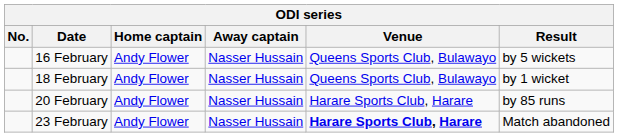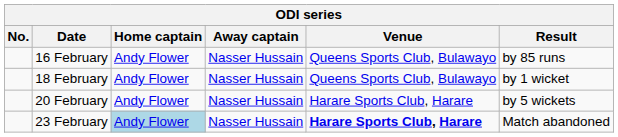(539, 57) by 5 wickets -> (534, 57) by 85 runs
(534, 100) by 85 runs -> (539, 100) by 5 wickets
(151, 121) no background -> (151, 121) lightblue background
